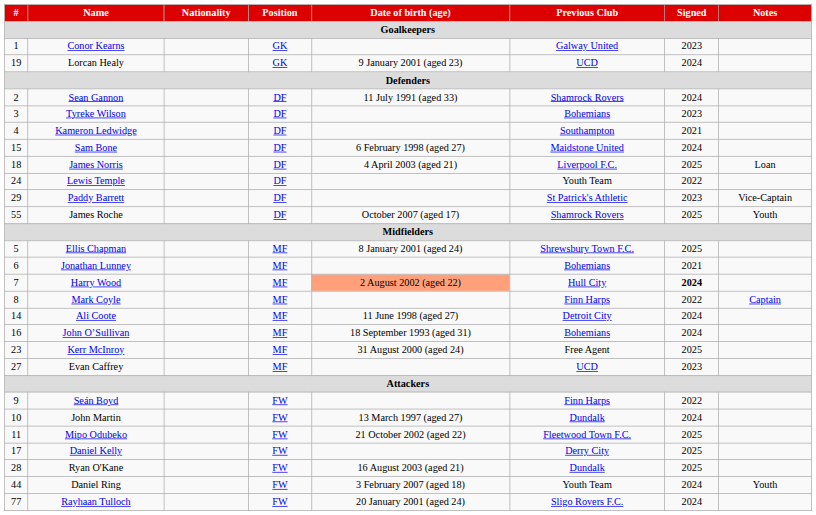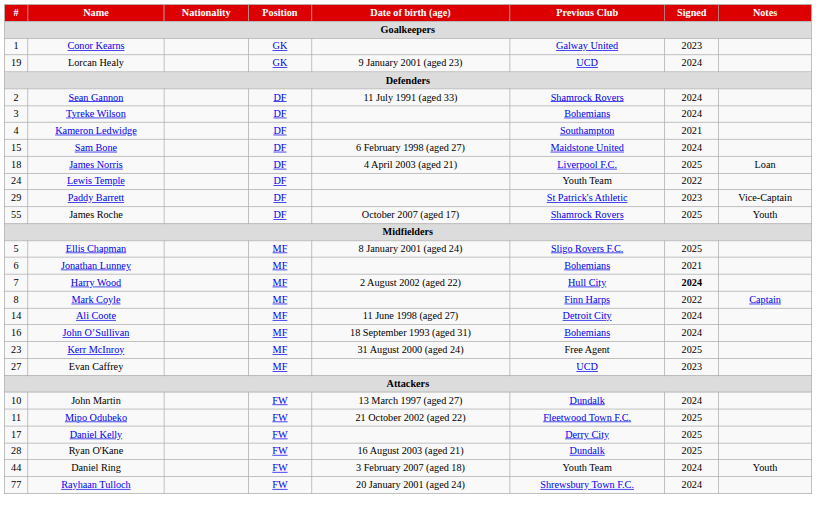(692, 114) 2023 -> (692, 114) 2024
(587, 249) Shrewsbury Town F.C. -> (587, 249) Sligo Rovers F.C.
(411, 283) lightsalmon background -> (411, 283) no background
- row: (96, 401)
(587, 502) Sligo Rovers F.C. -> (587, 485) Shrewsbury Town F.C.
